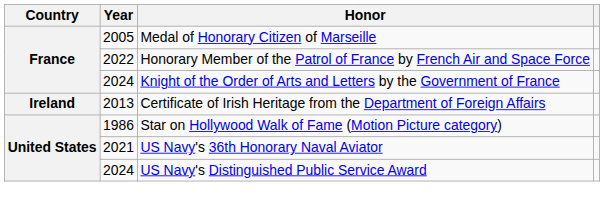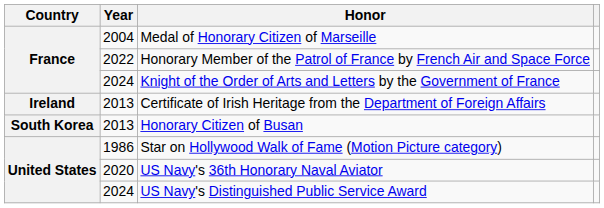(119, 37) 2005 -> (119, 37) 2004
+ row: (222, 125)
(119, 147) 2021 -> (119, 170) 2020
